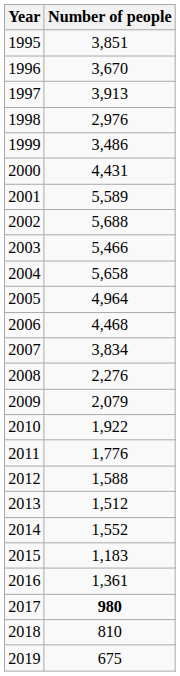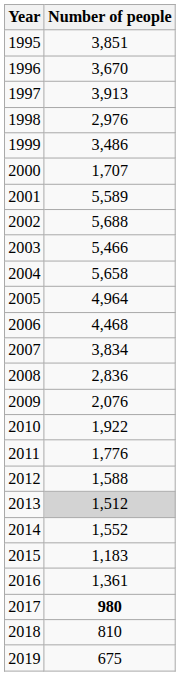(110, 171) 4,431 -> (110, 171) 1,707
(110, 376) 2,276 -> (110, 376) 2,836
(110, 401) 2,079 -> (110, 401) 2,076
(110, 504) no background -> (110, 504) lightgrey background
